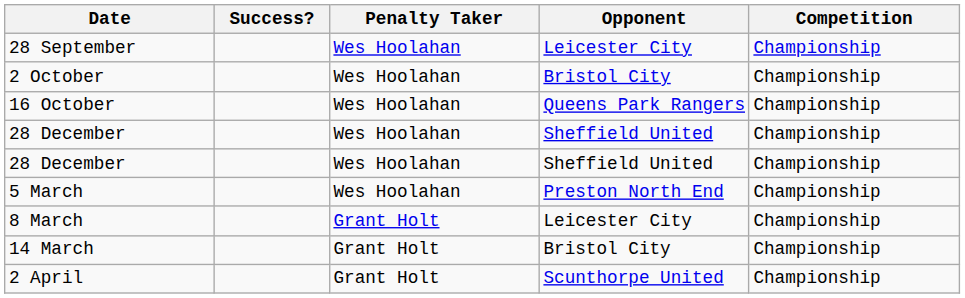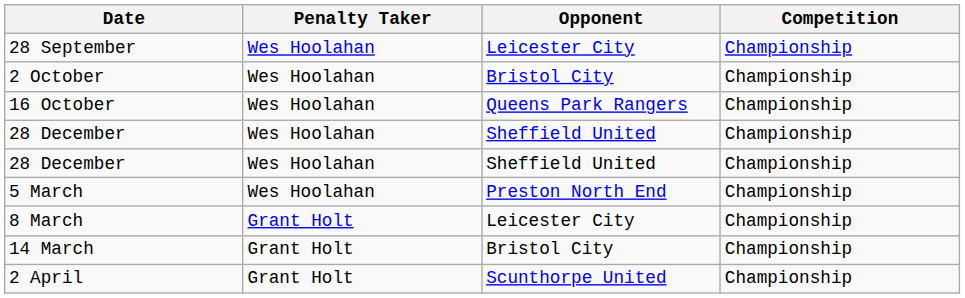- column: (272, 19)
